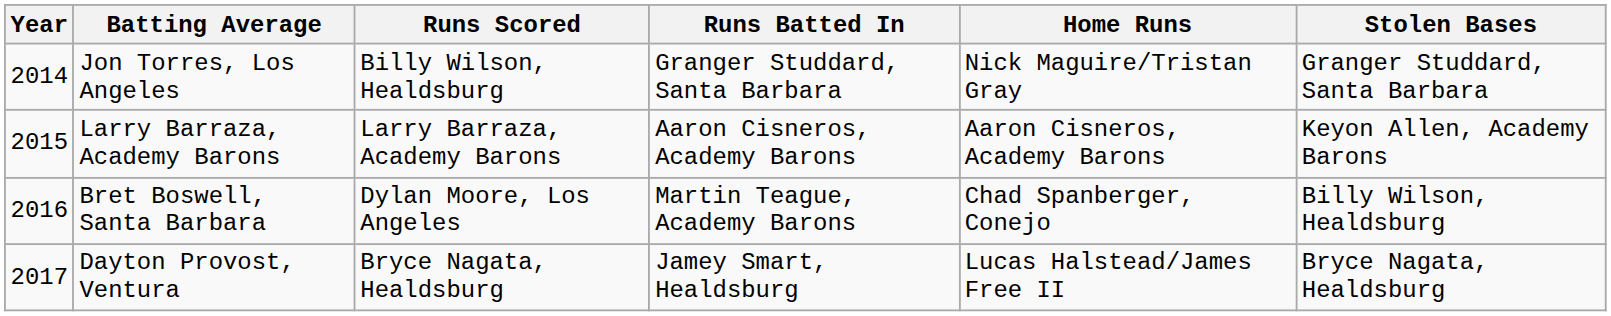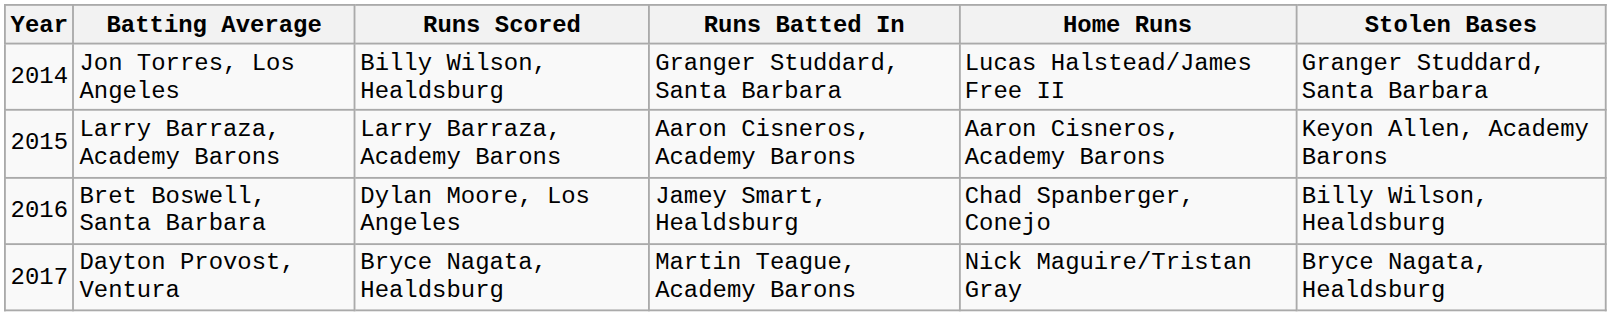(1108, 77) Nick Maguire/Tristan Gray -> (1108, 77) Lucas Halstead/James Free II
(756, 210) Martin Teague, Academy Barons -> (741, 210) Jamey Smart, Healdsburg
(741, 277) Jamey Smart, Healdsburg -> (756, 277) Martin Teague, Academy Barons
(1108, 277) Lucas Halstead/James Free II -> (1108, 277) Nick Maguire/Tristan Gray
